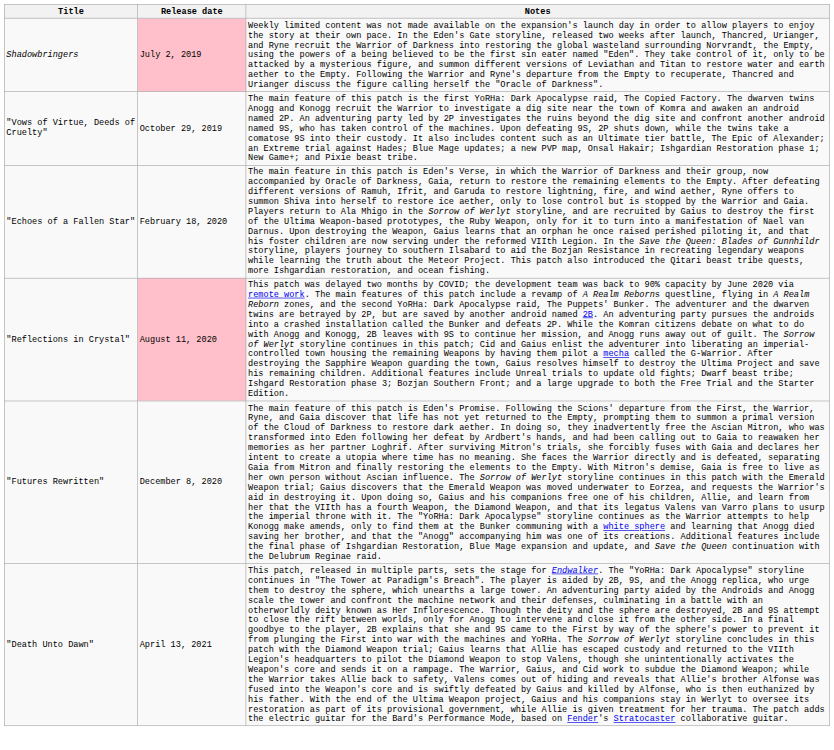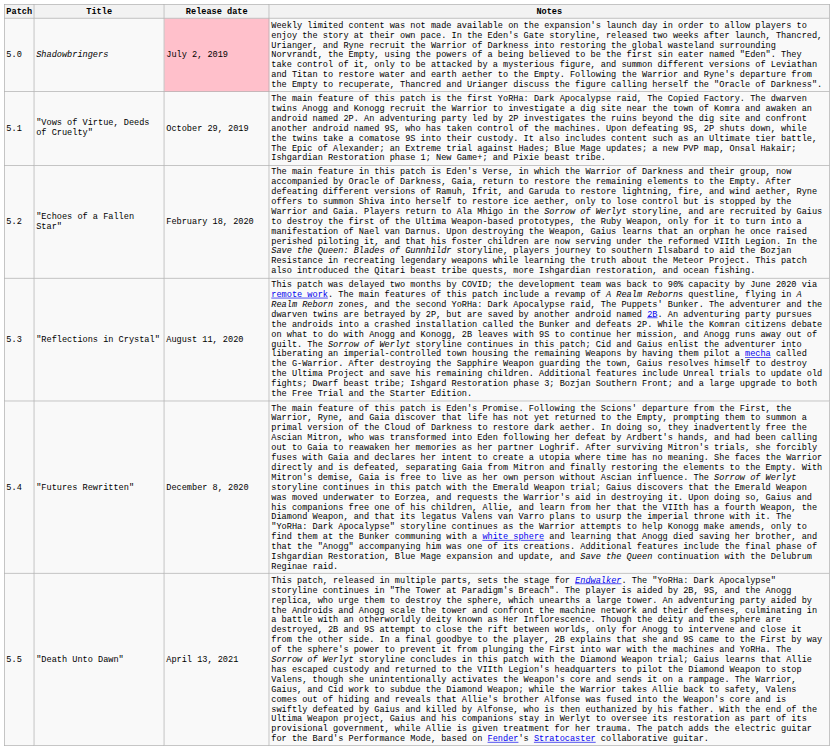+ column: (19, 11)
(178, 340) pink background -> (205, 340) no background
